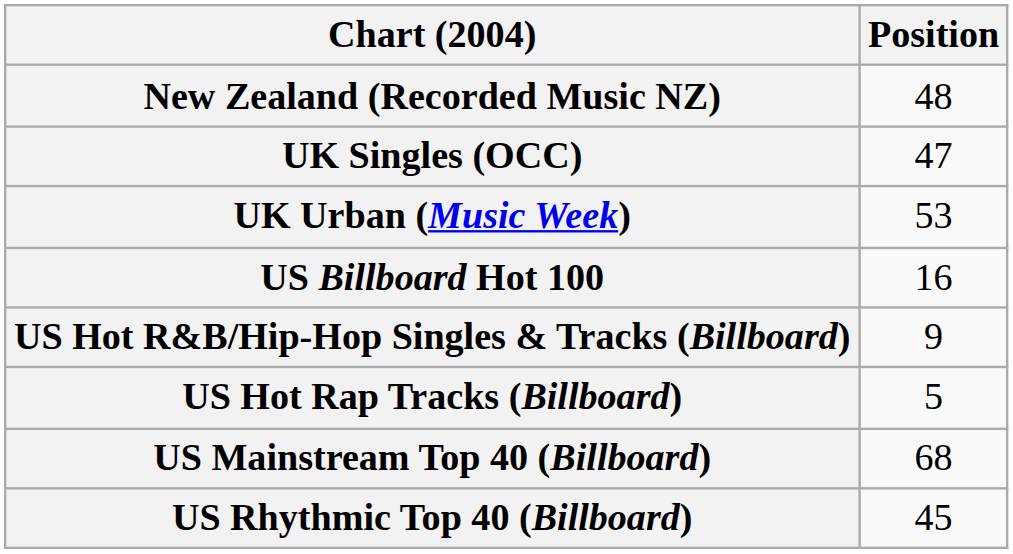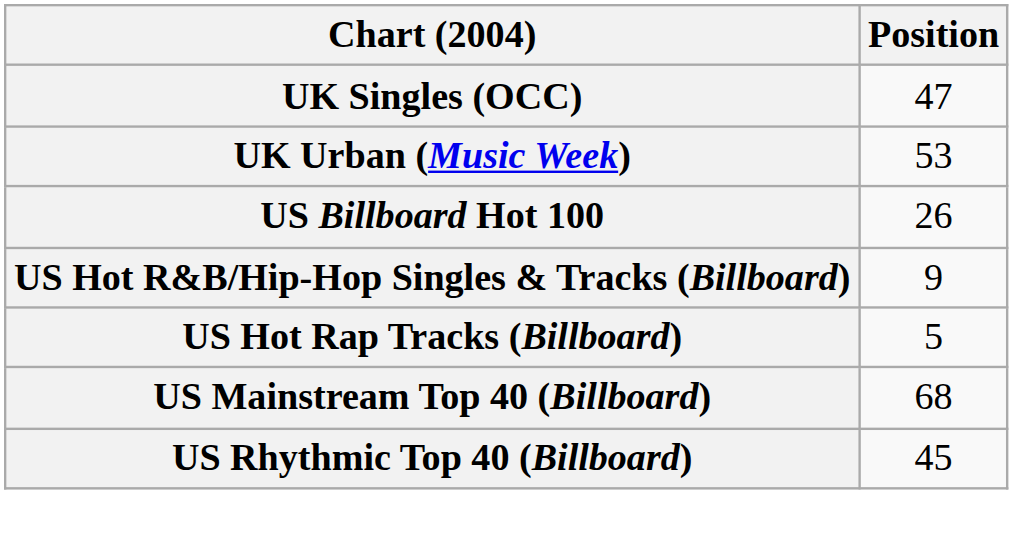- row: (432, 95)
(934, 276) 16 -> (934, 215) 26
